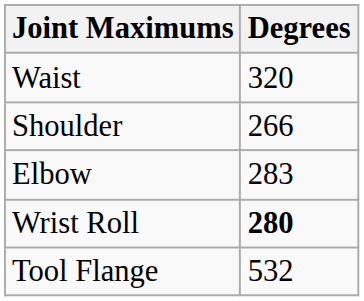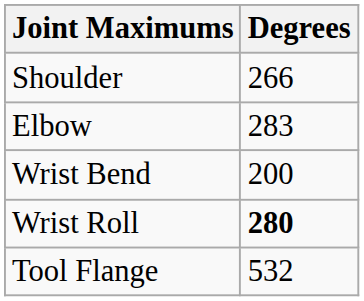- row: (46, 77)
+ row: (81, 174)
